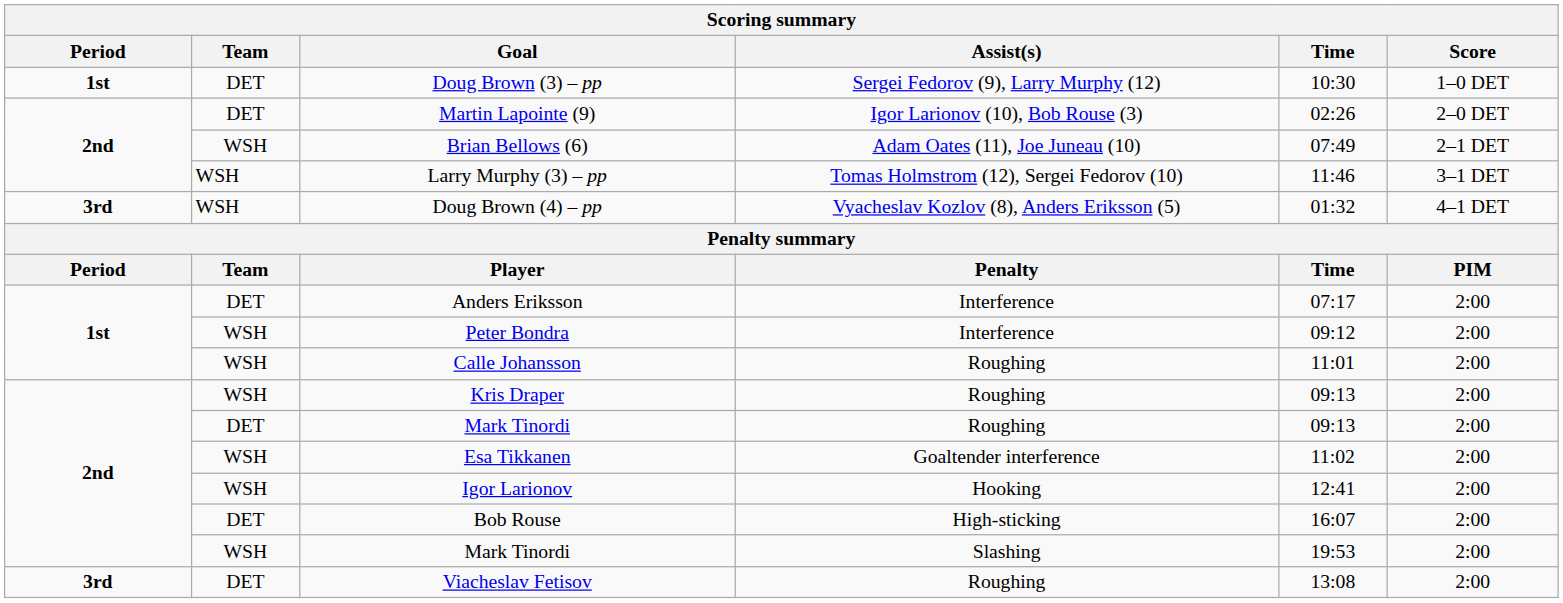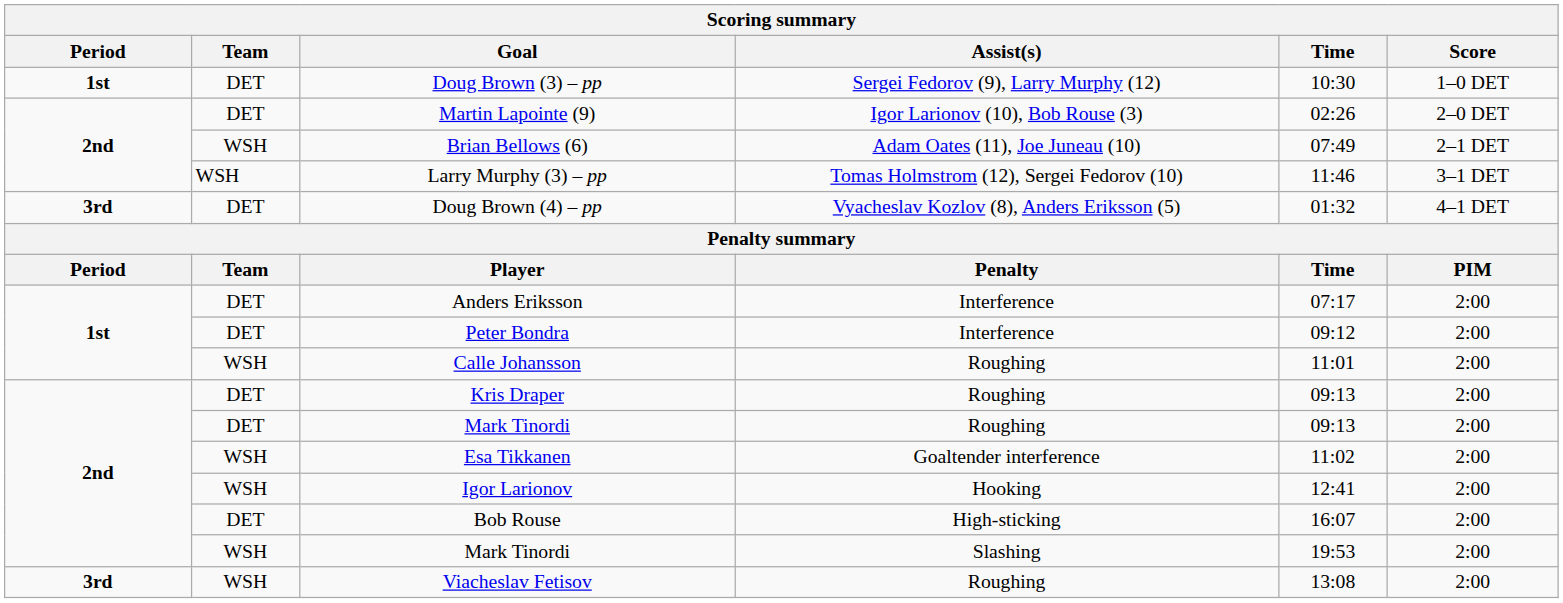(217, 207) WSH -> (245, 207) DET
(245, 332) WSH -> (245, 332) DET
(245, 394) WSH -> (245, 394) DET
(245, 581) DET -> (245, 581) WSH
